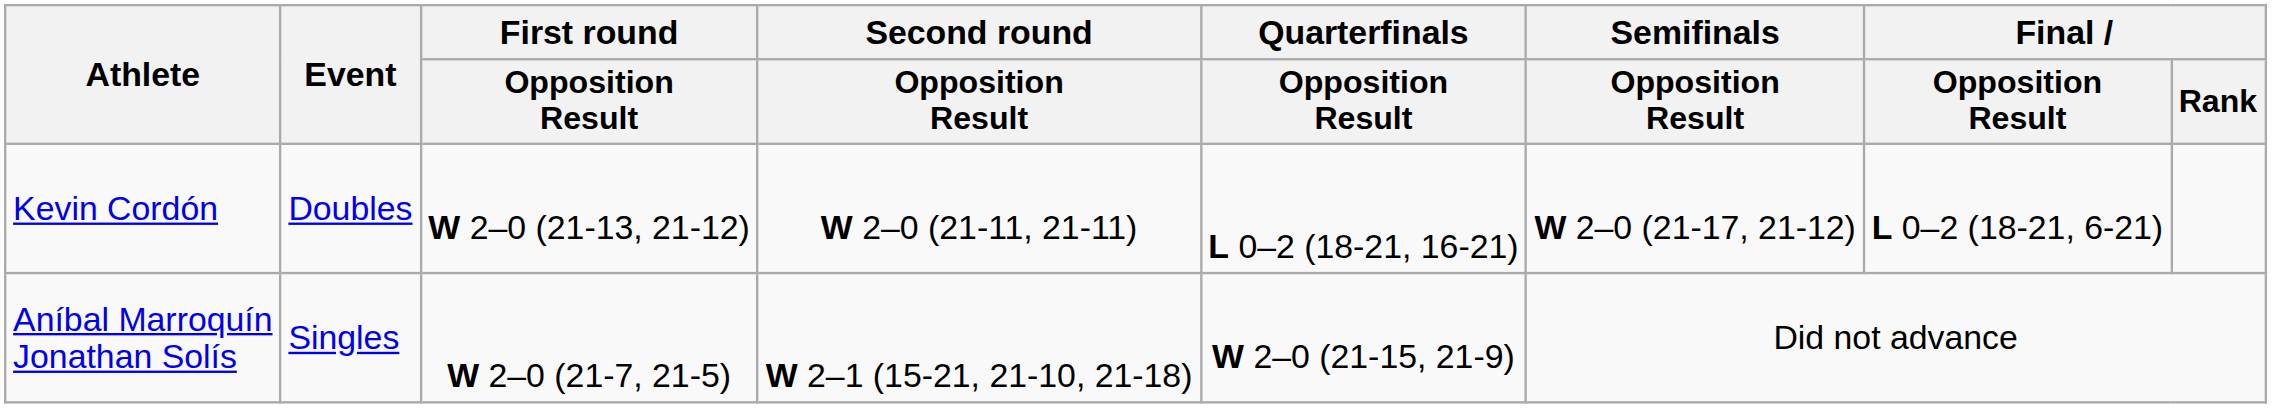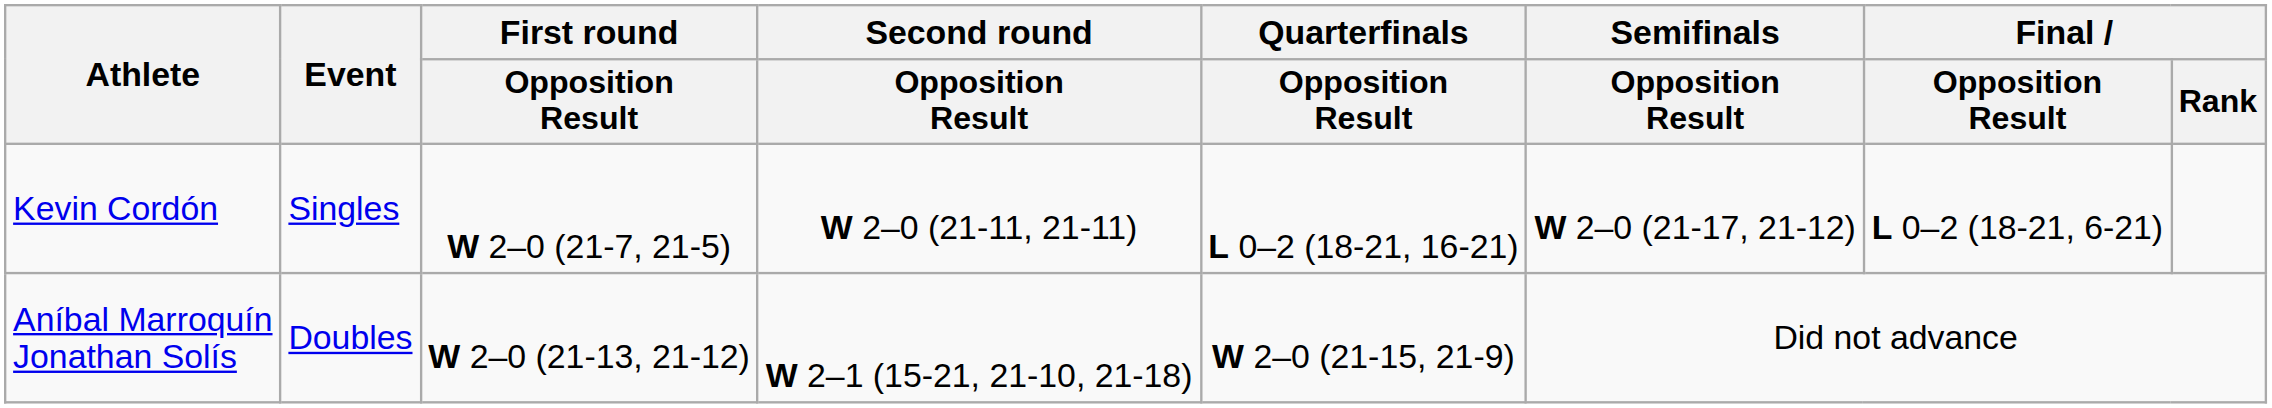(350, 209) Doubles -> (344, 209) Singles
(589, 228) W 2–0 (21-13, 21-12) -> (589, 247) W 2–0 (21-7, 21-5)
(344, 338) Singles -> (350, 338) Doubles
(589, 375) W 2–0 (21-7, 21-5) -> (589, 357) W 2–0 (21-13, 21-12)
